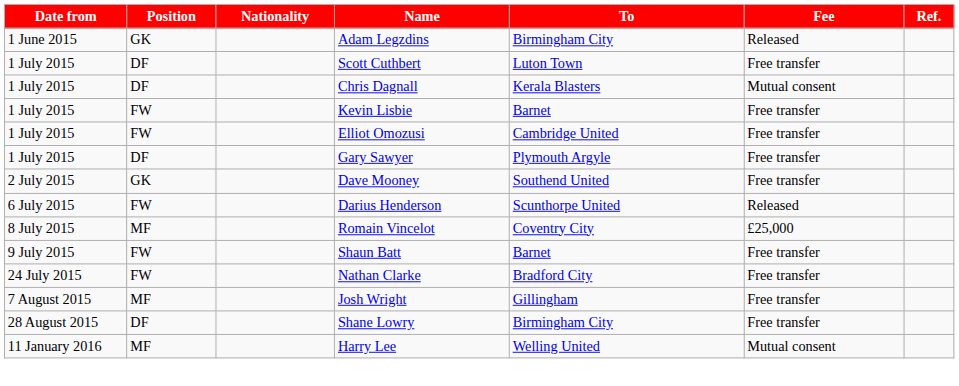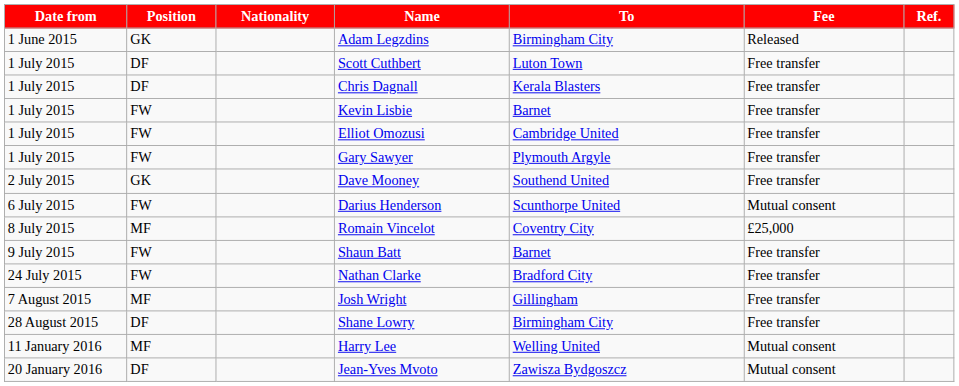(791, 87) Mutual consent -> (784, 87) Free transfer
(139, 157) DF -> (141, 157) FW
(773, 204) Released -> (791, 204) Mutual consent
+ row: (388, 369)
